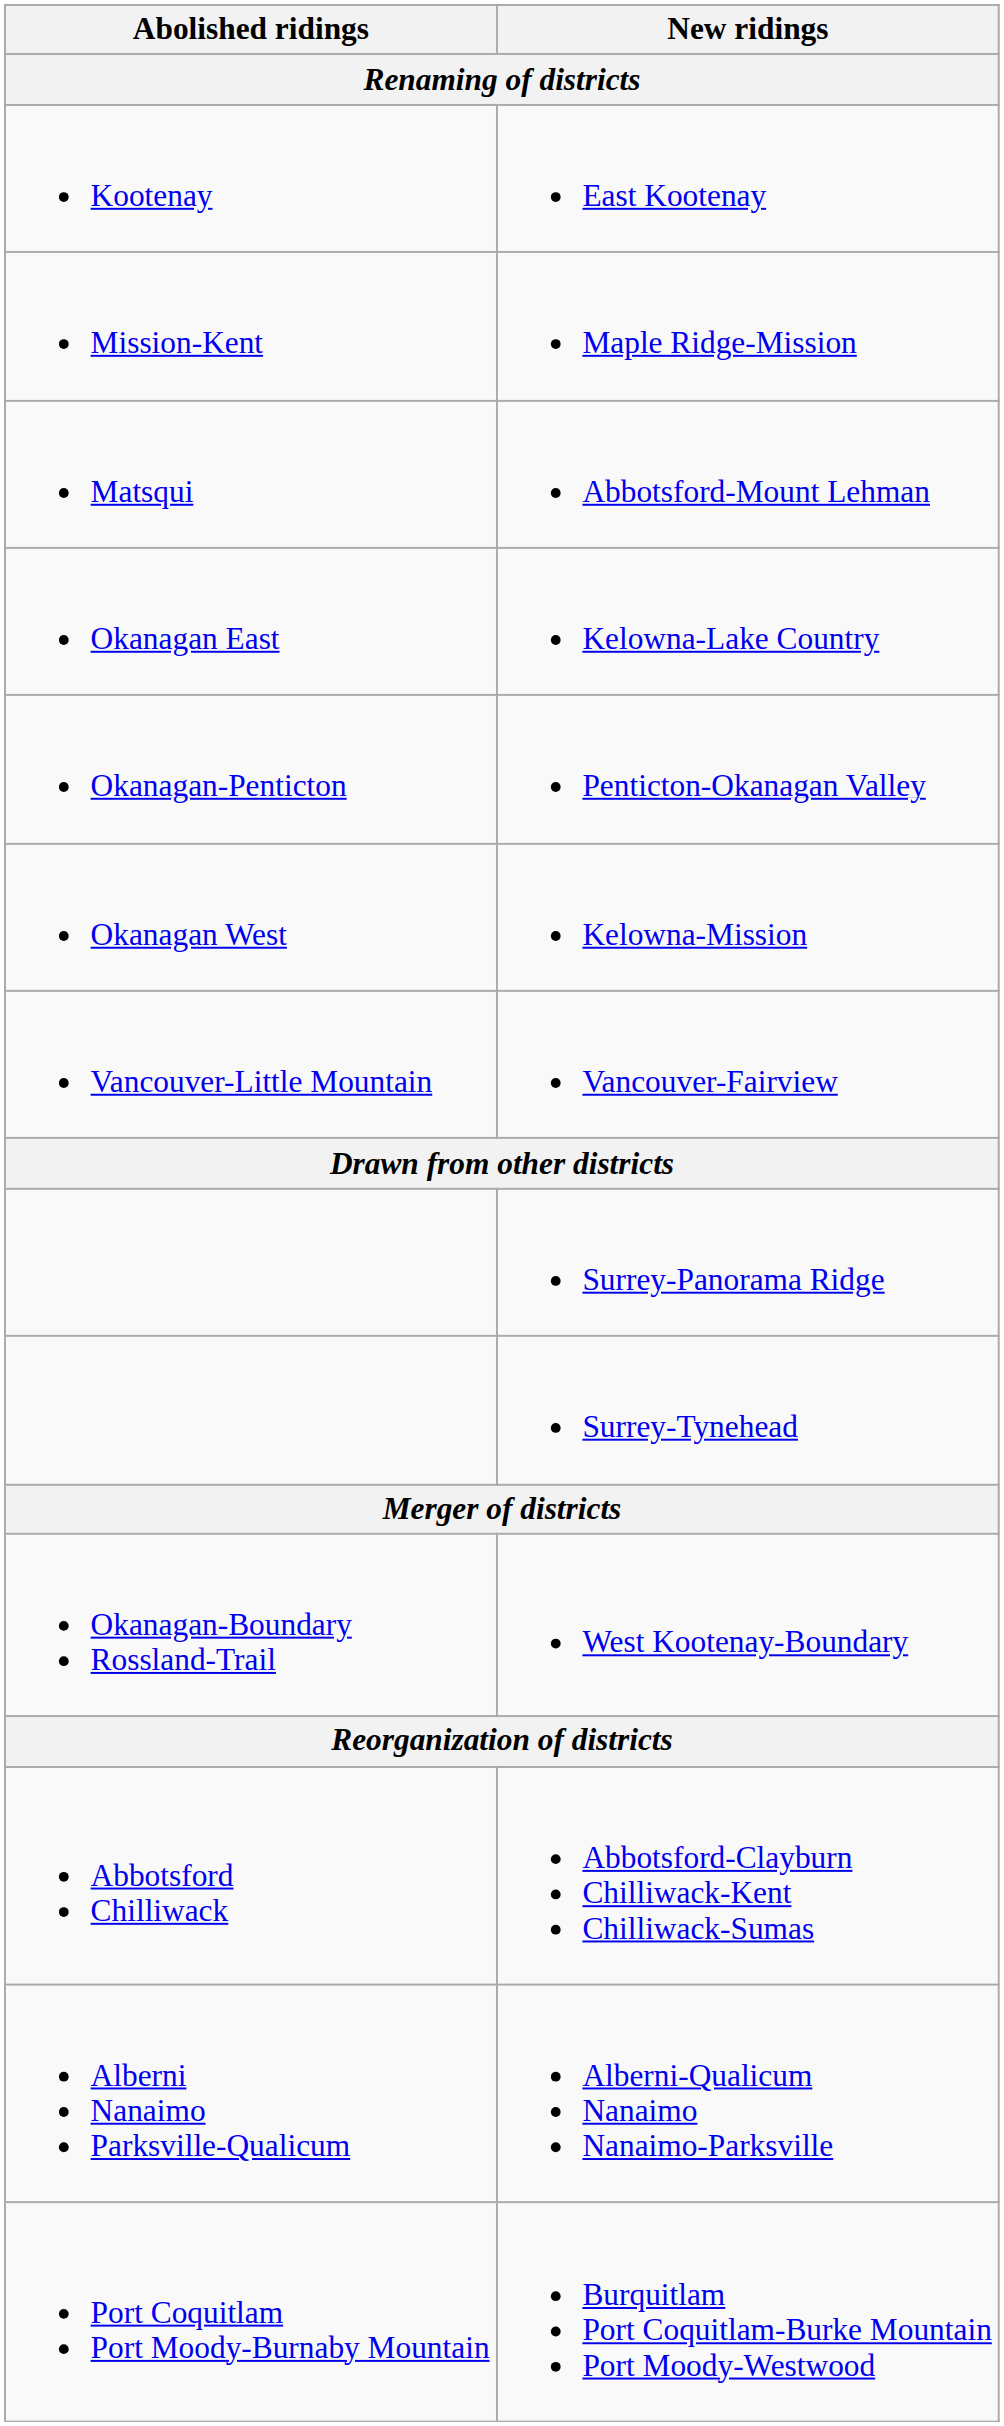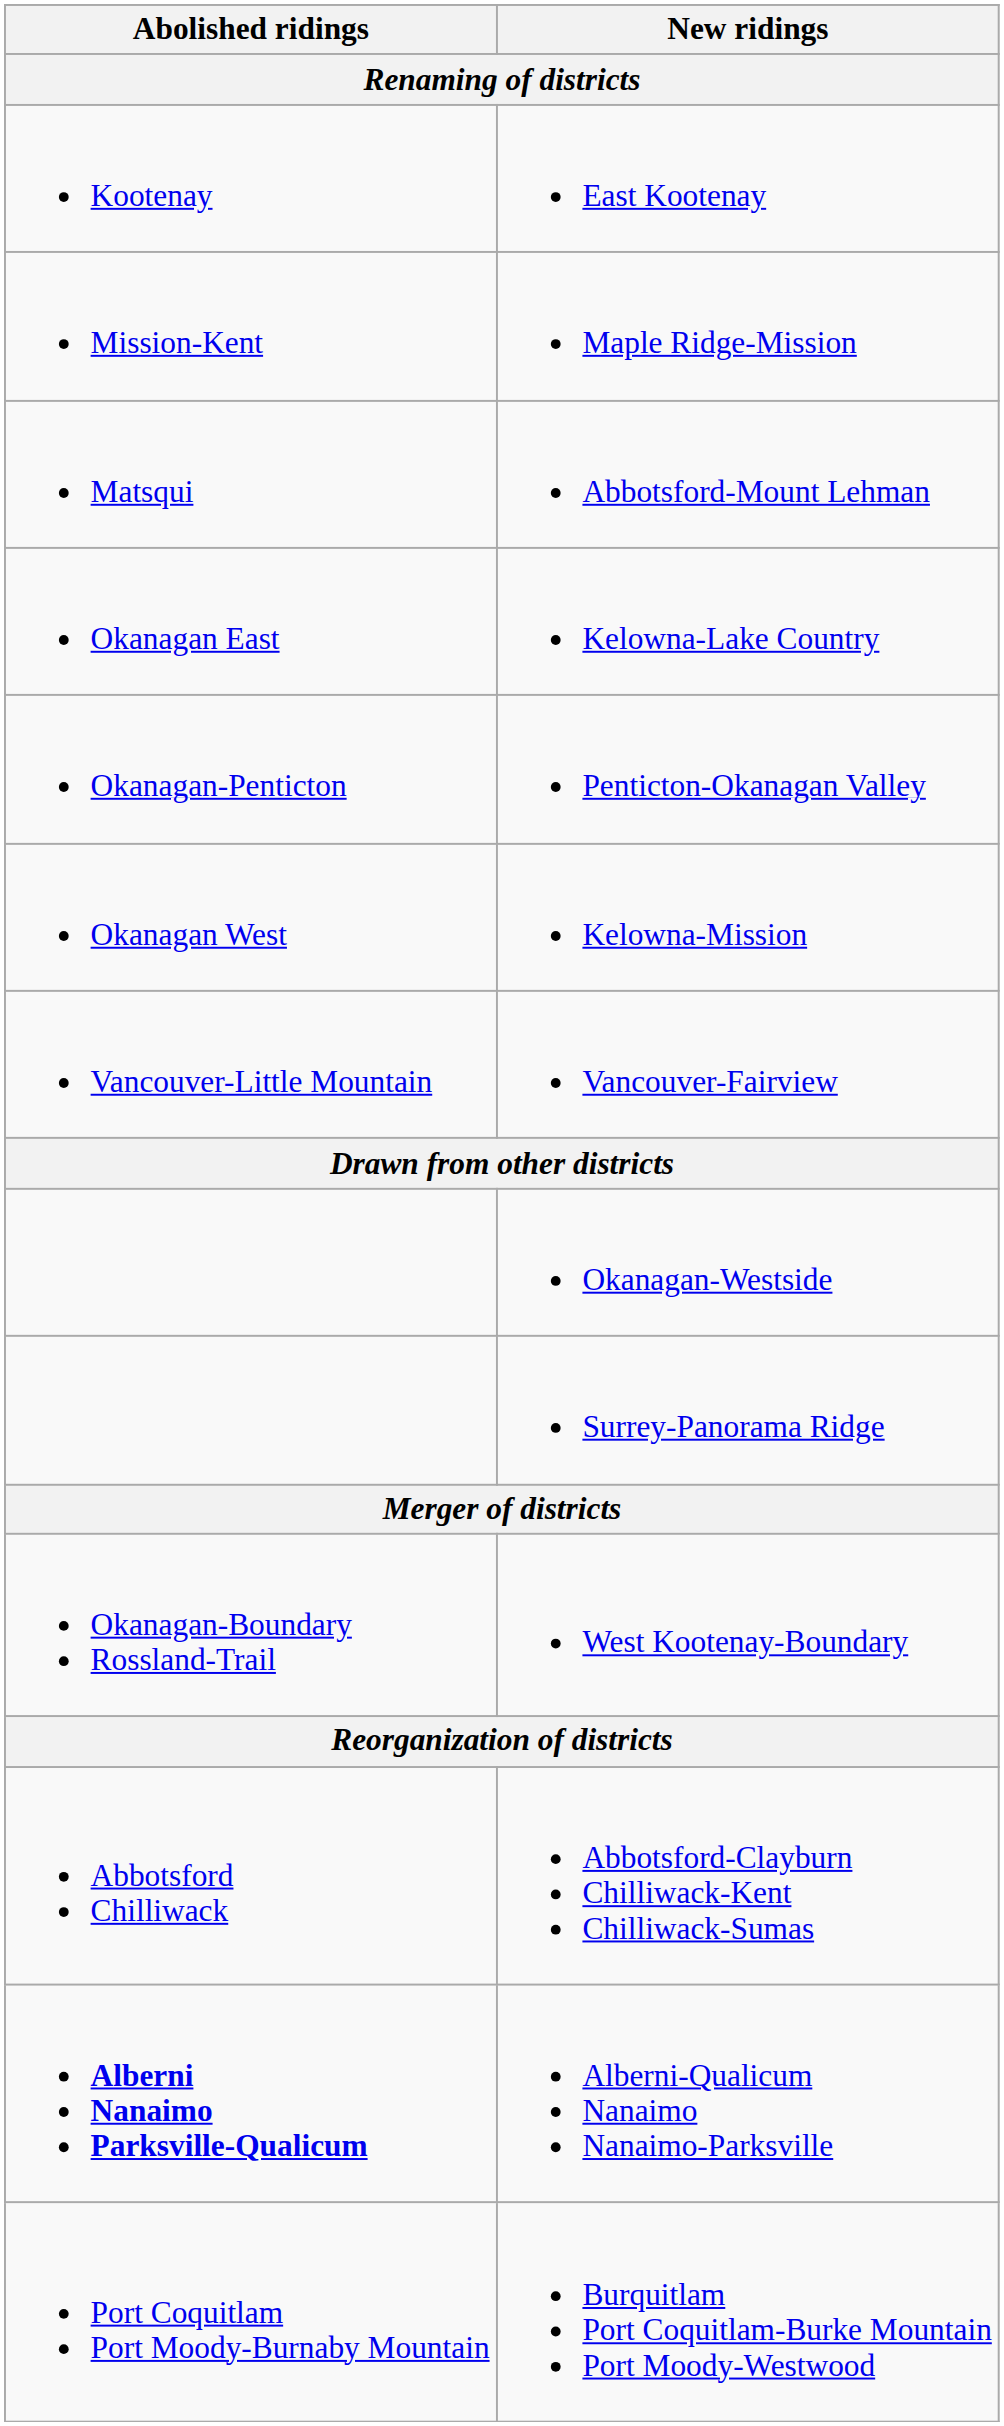+ row: (748, 1280)
- row: (748, 1428)
(251, 2111) normal -> (251, 2111) bold
